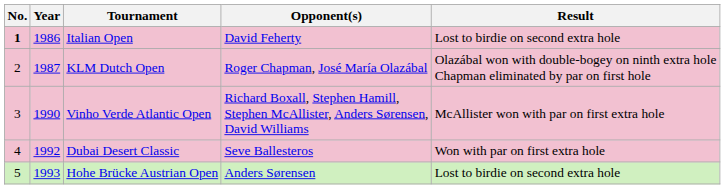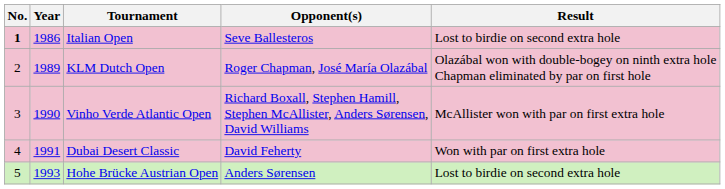(263, 37) David Feherty -> (269, 37) Seve Ballesteros
(47, 67) 1987 -> (47, 67) 1989
(47, 151) 1992 -> (47, 151) 1991
(269, 151) Seve Ballesteros -> (263, 151) David Feherty
